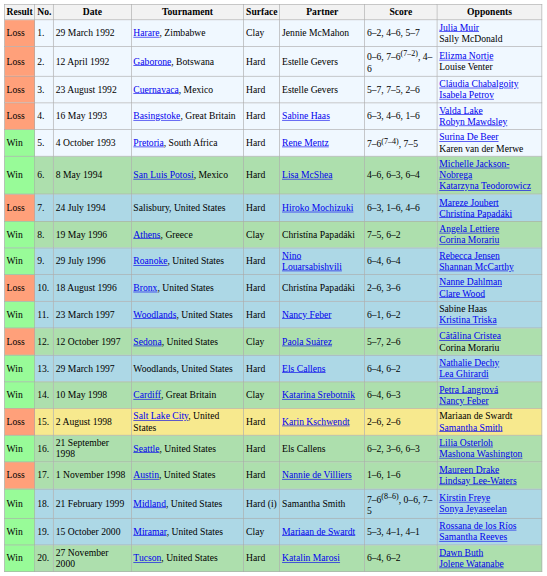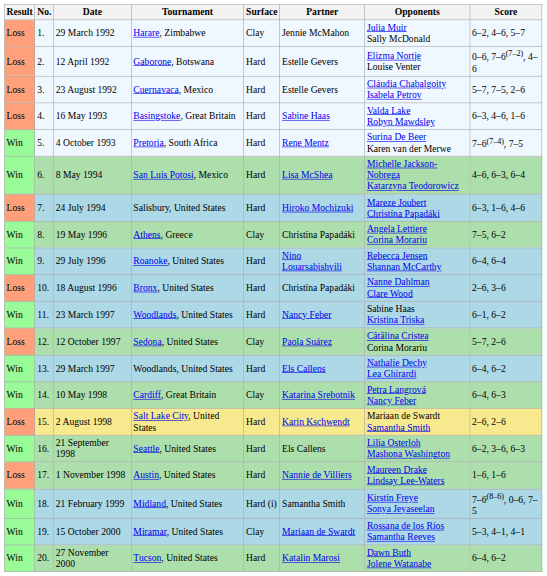columns swapped: (490, 11) <-> (401, 11)
